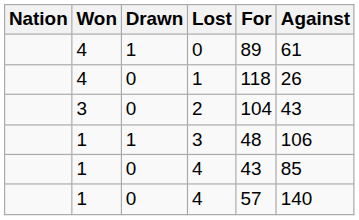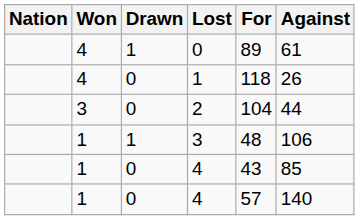(291, 109) 43 -> (291, 109) 44
